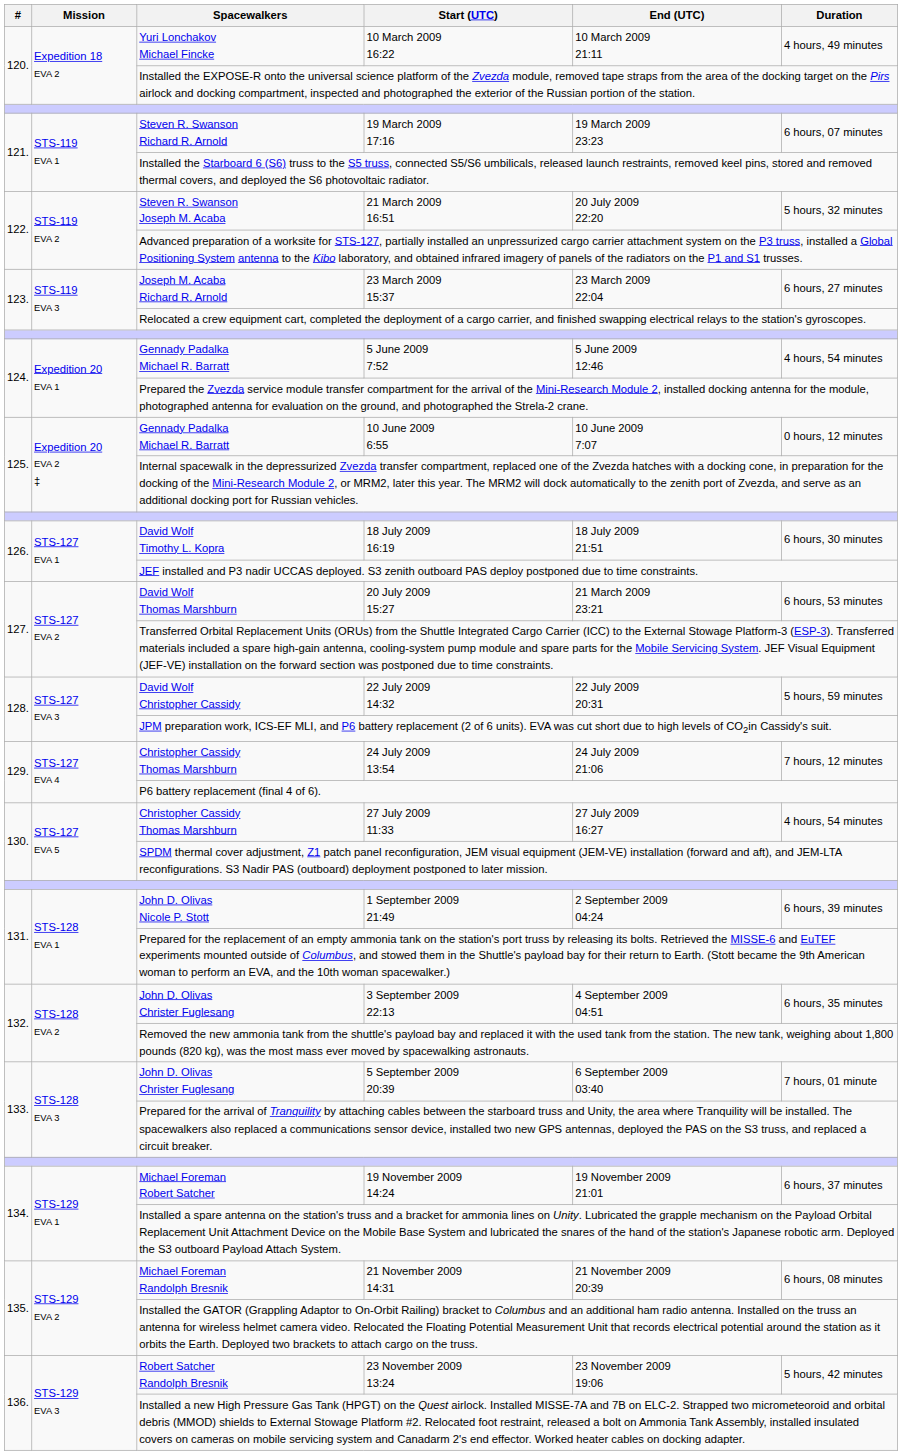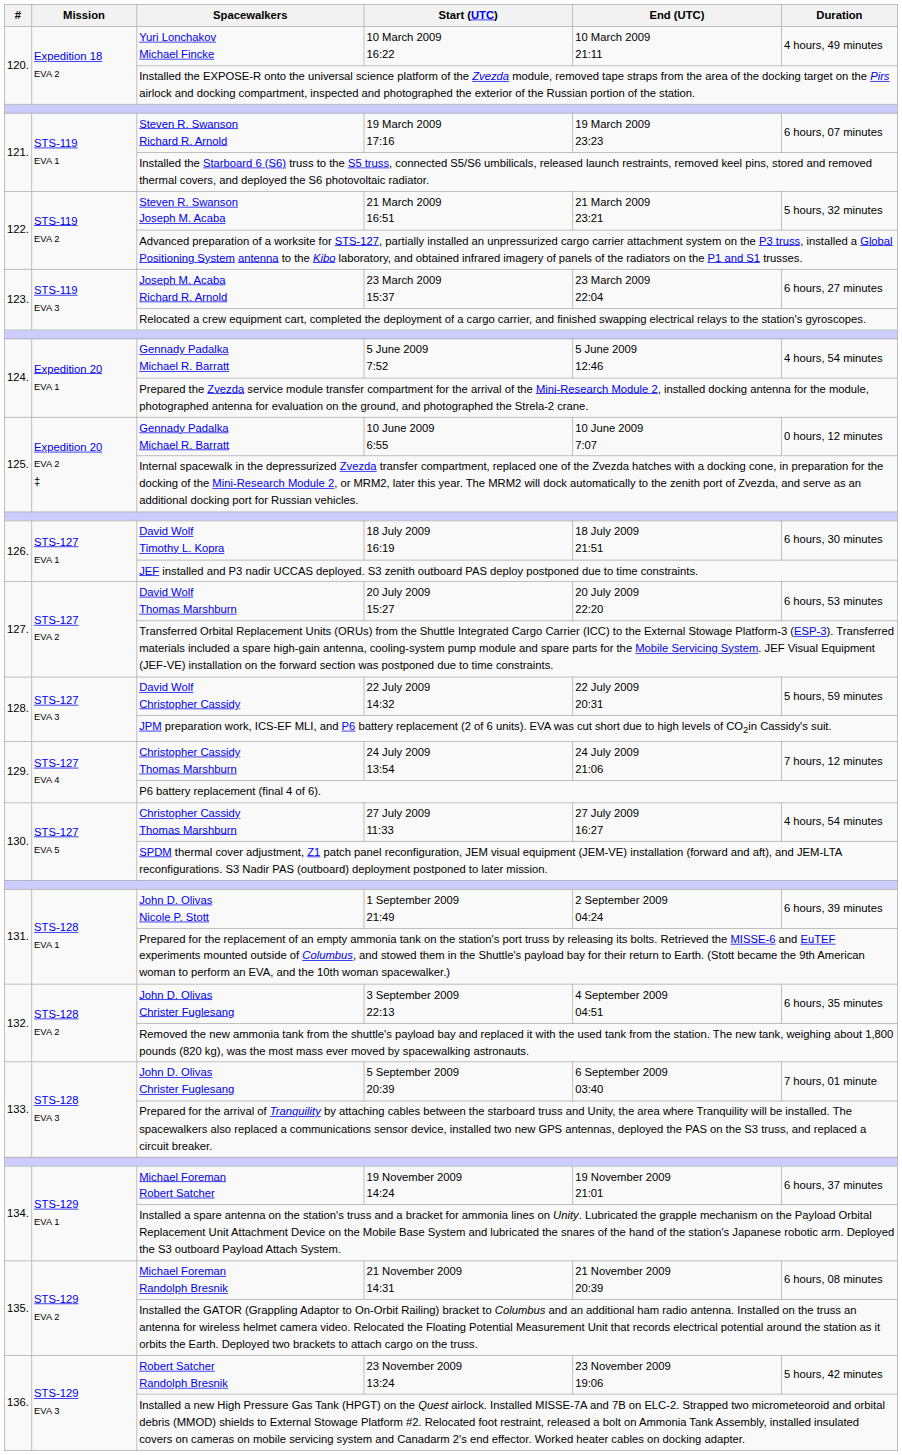(607, 210) 20 July 2009 22:20 -> (613, 210) 21 March 2009 23:21
(613, 601) 21 March 2009 23:21 -> (607, 601) 20 July 2009 22:20
